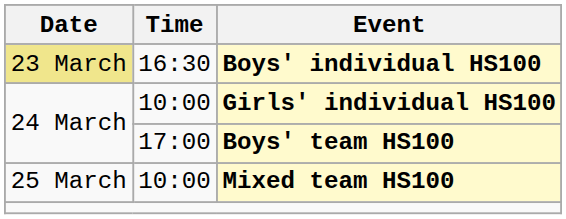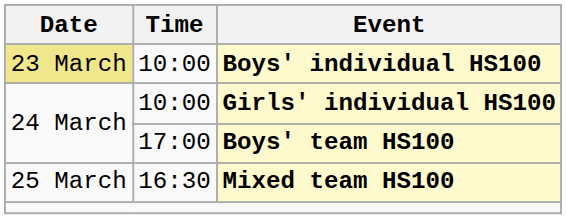(175, 64) 16:30 -> (175, 64) 10:00
(175, 182) 10:00 -> (175, 182) 16:30
